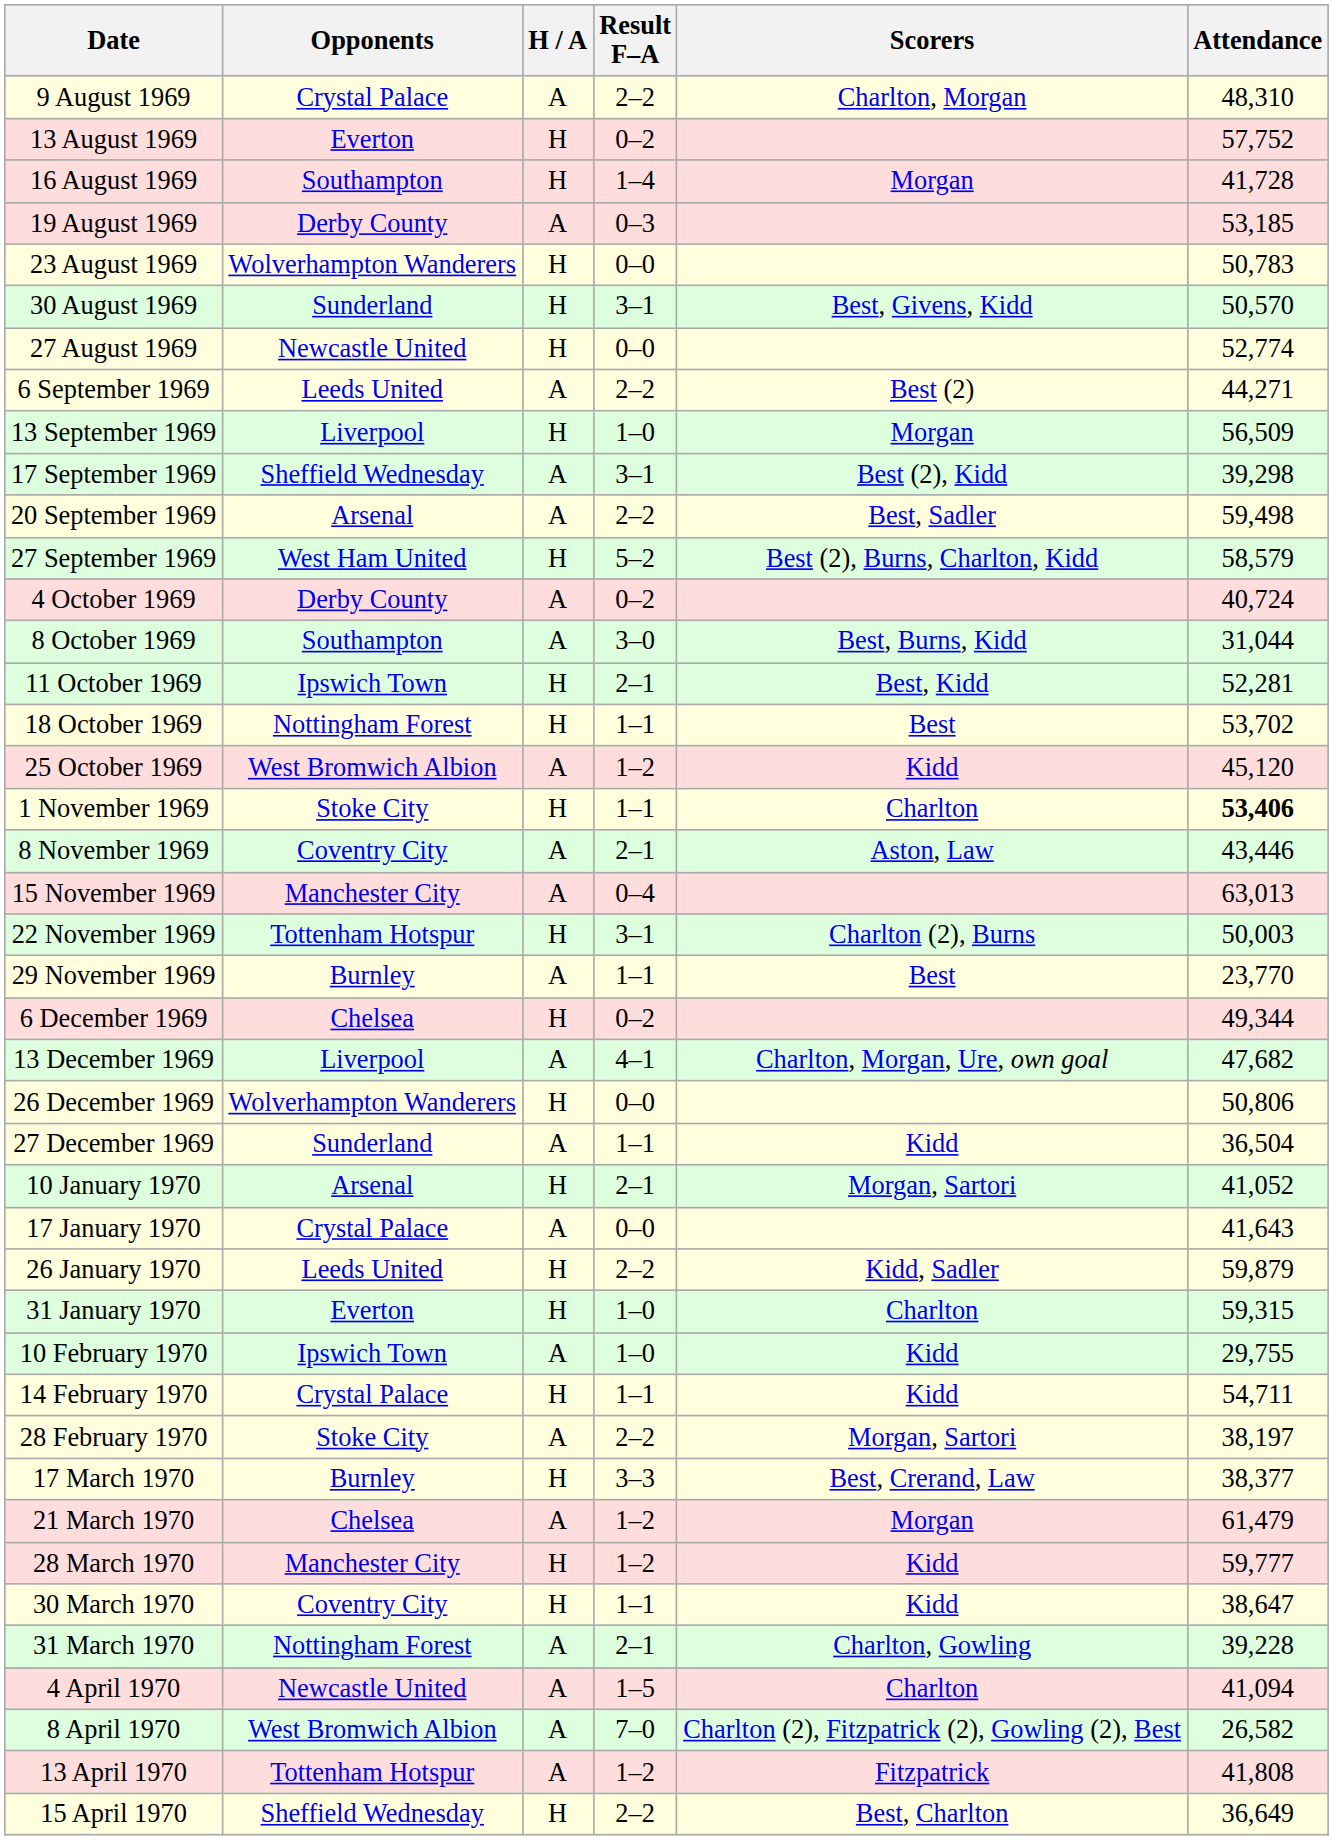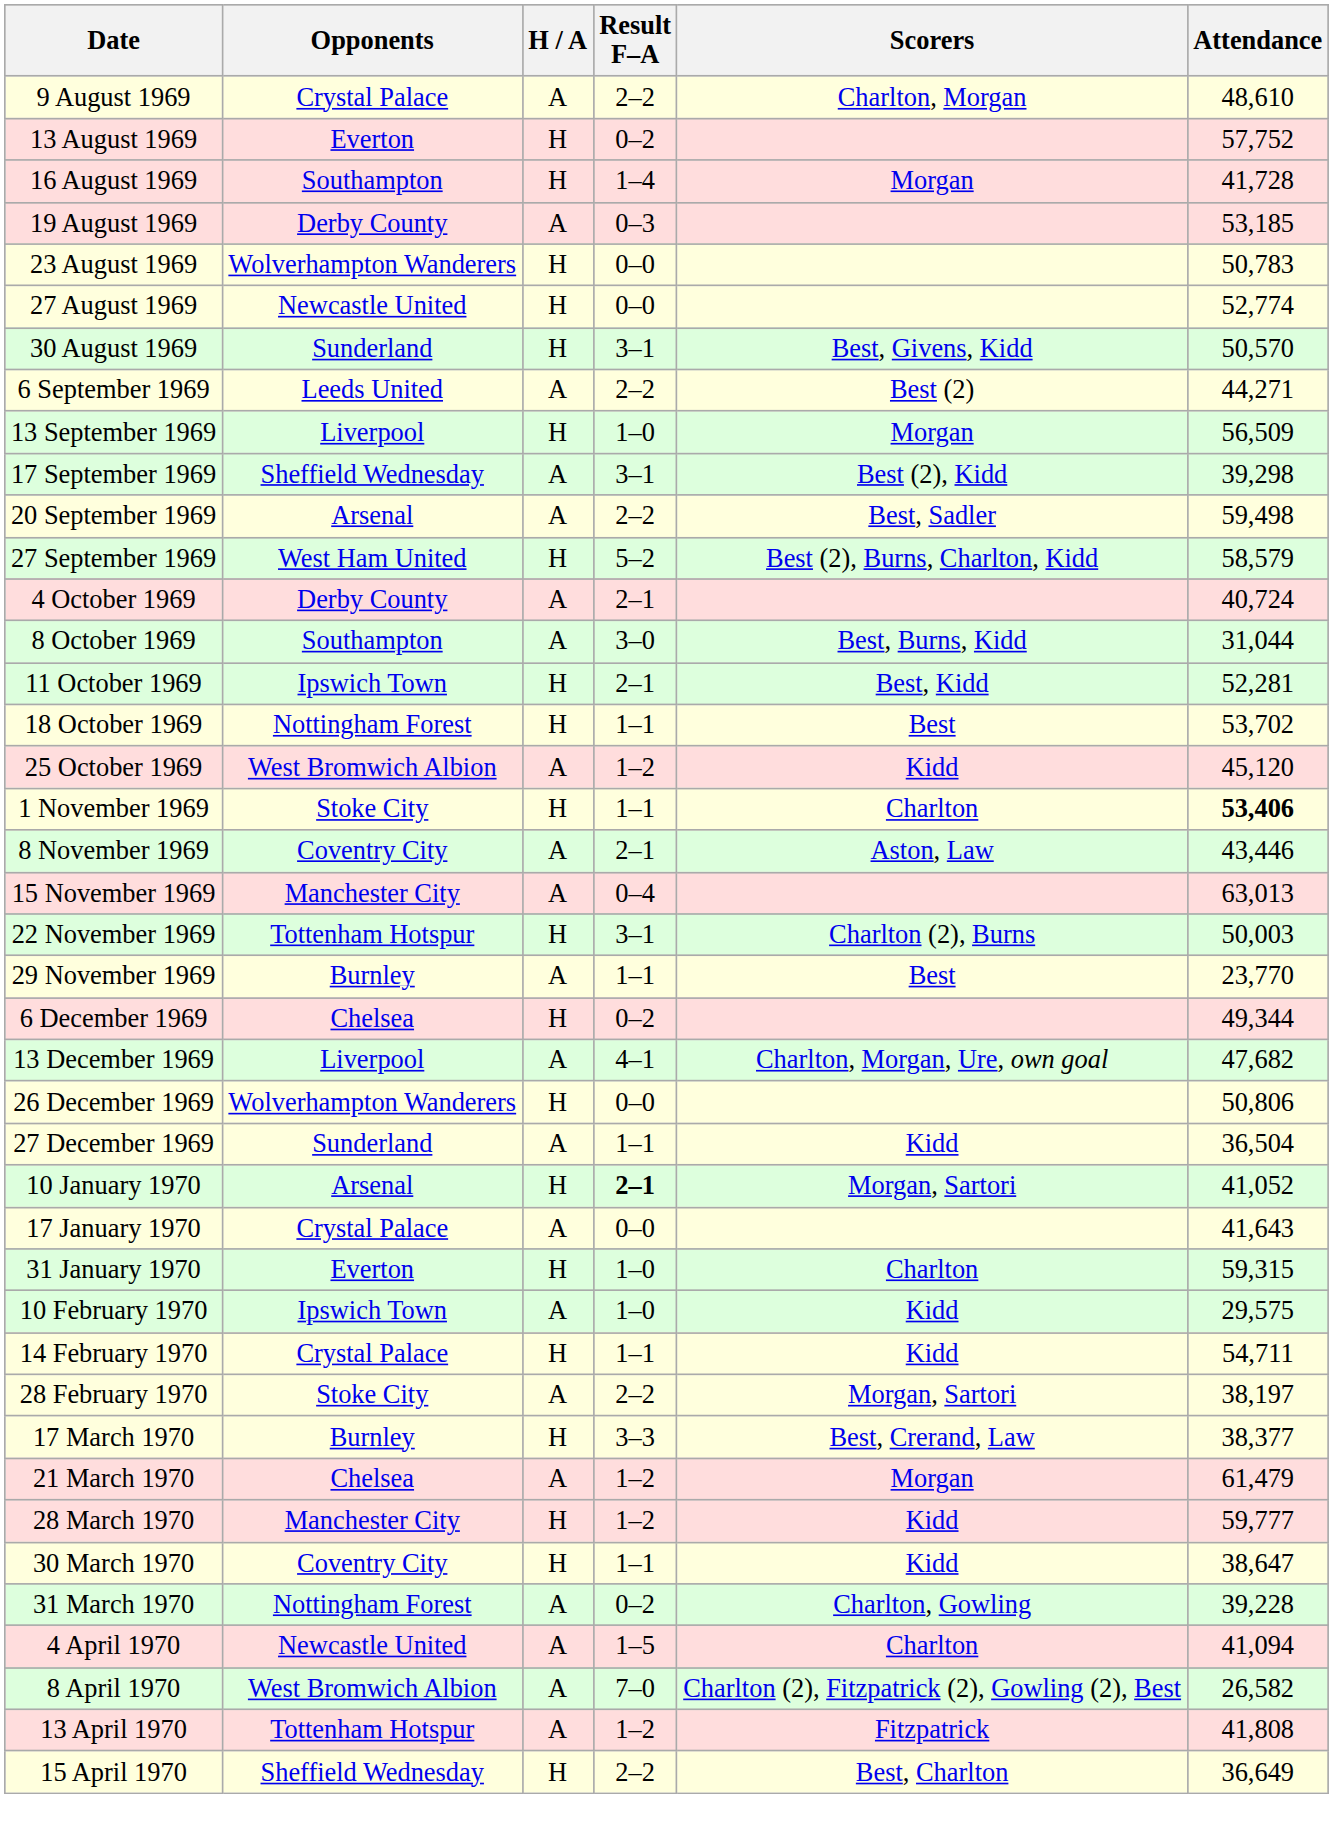(1258, 97) 48,310 -> (1258, 97) 48,610
rows swapped: (114, 348) <-> (114, 306)
(635, 599) 0–2 -> (635, 599) 2–1
(635, 1185) normal -> (635, 1185) bold
- row: (114, 1269)
(1258, 1353) 29,755 -> (1258, 1311) 29,575
(635, 1646) 2–1 -> (635, 1604) 0–2
